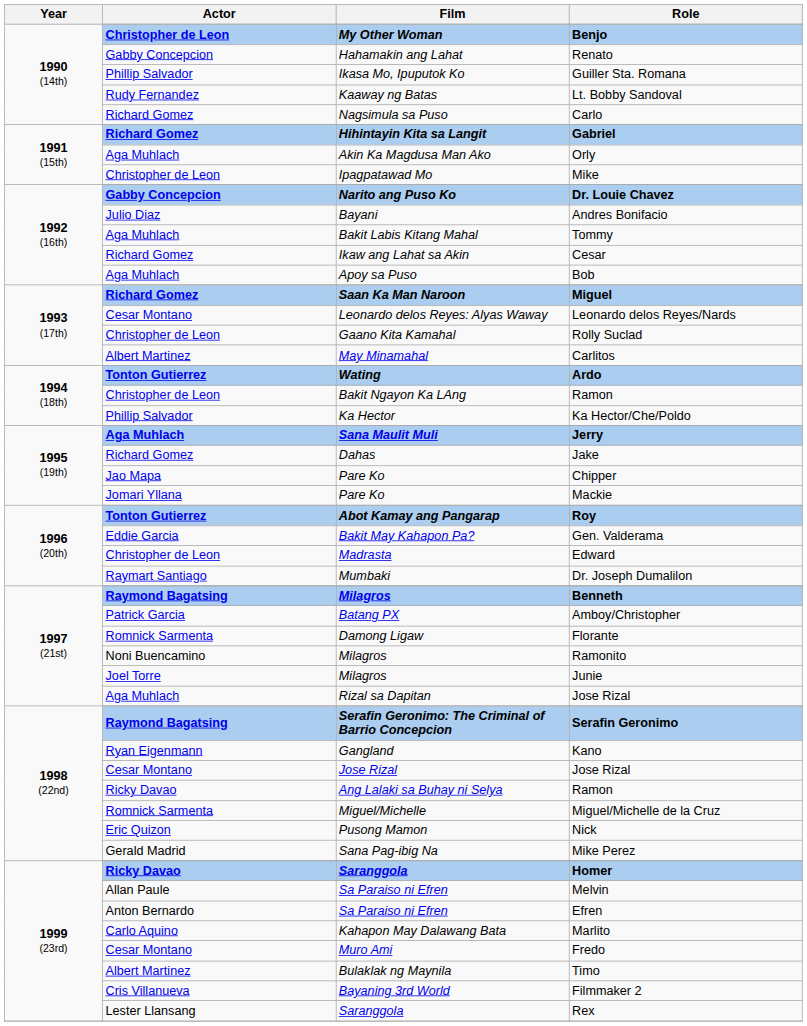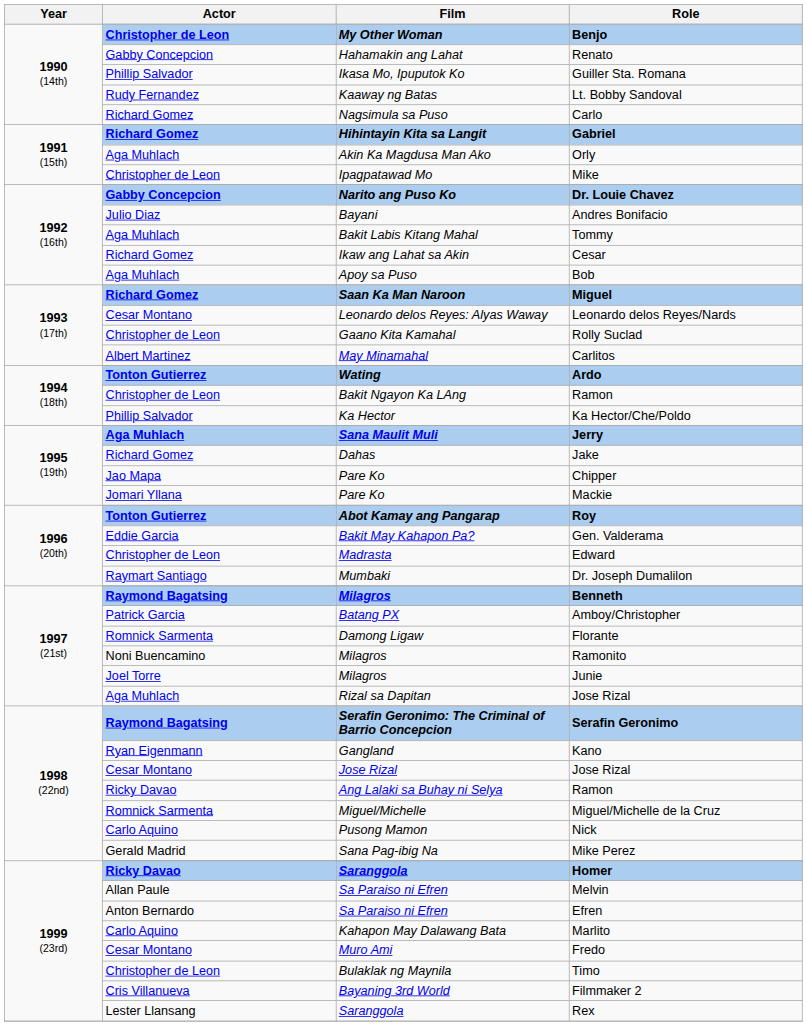(138, 830) Eric Quizon -> (142, 830) Carlo Aquino
(148, 970) Albert Martinez -> (163, 970) Christopher de Leon
